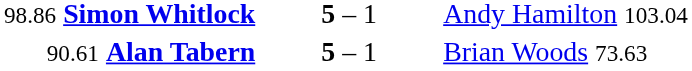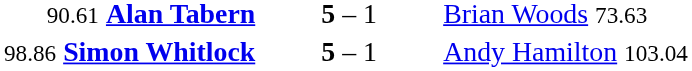rows swapped: (151, 51) <-> (130, 13)
